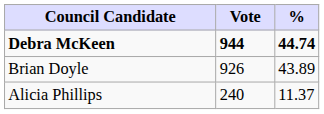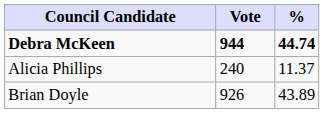rows swapped: (48, 69) <-> (55, 95)
